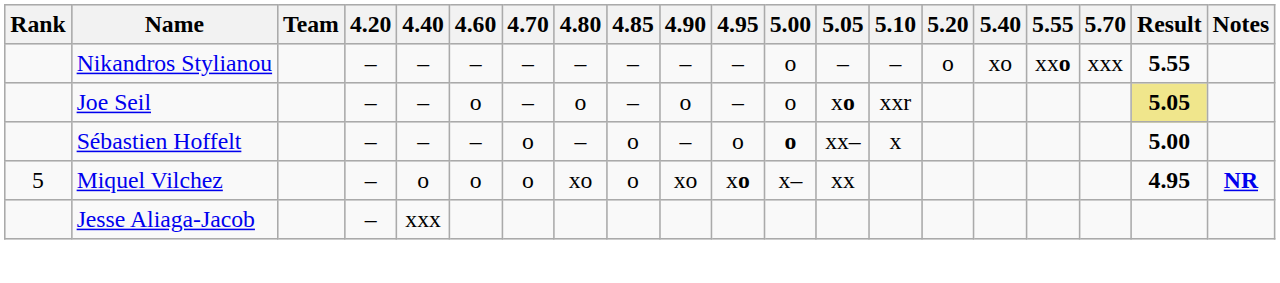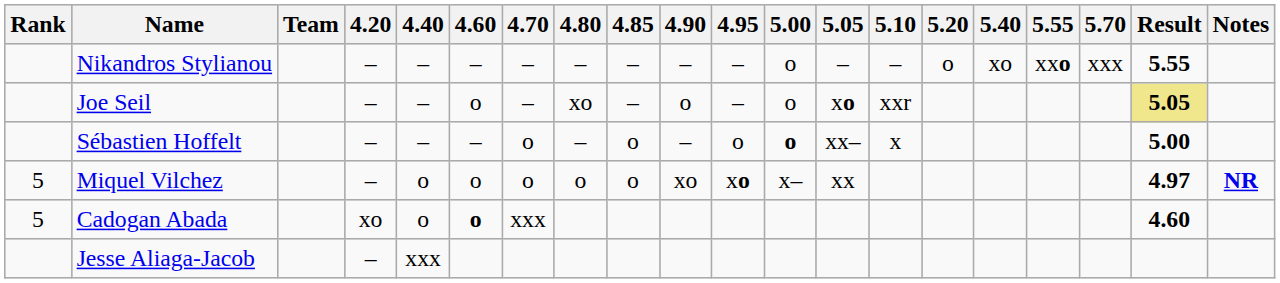(581, 102) o -> (581, 102) xo
(581, 180) xo -> (581, 180) o
(1169, 180) 4.95 -> (1169, 180) 4.97
+ row: (152, 219)
